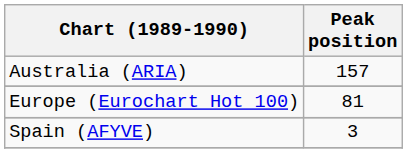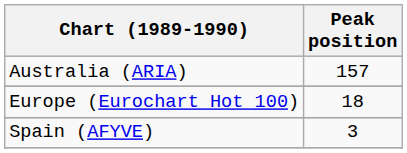(353, 102) 81 -> (353, 102) 18
